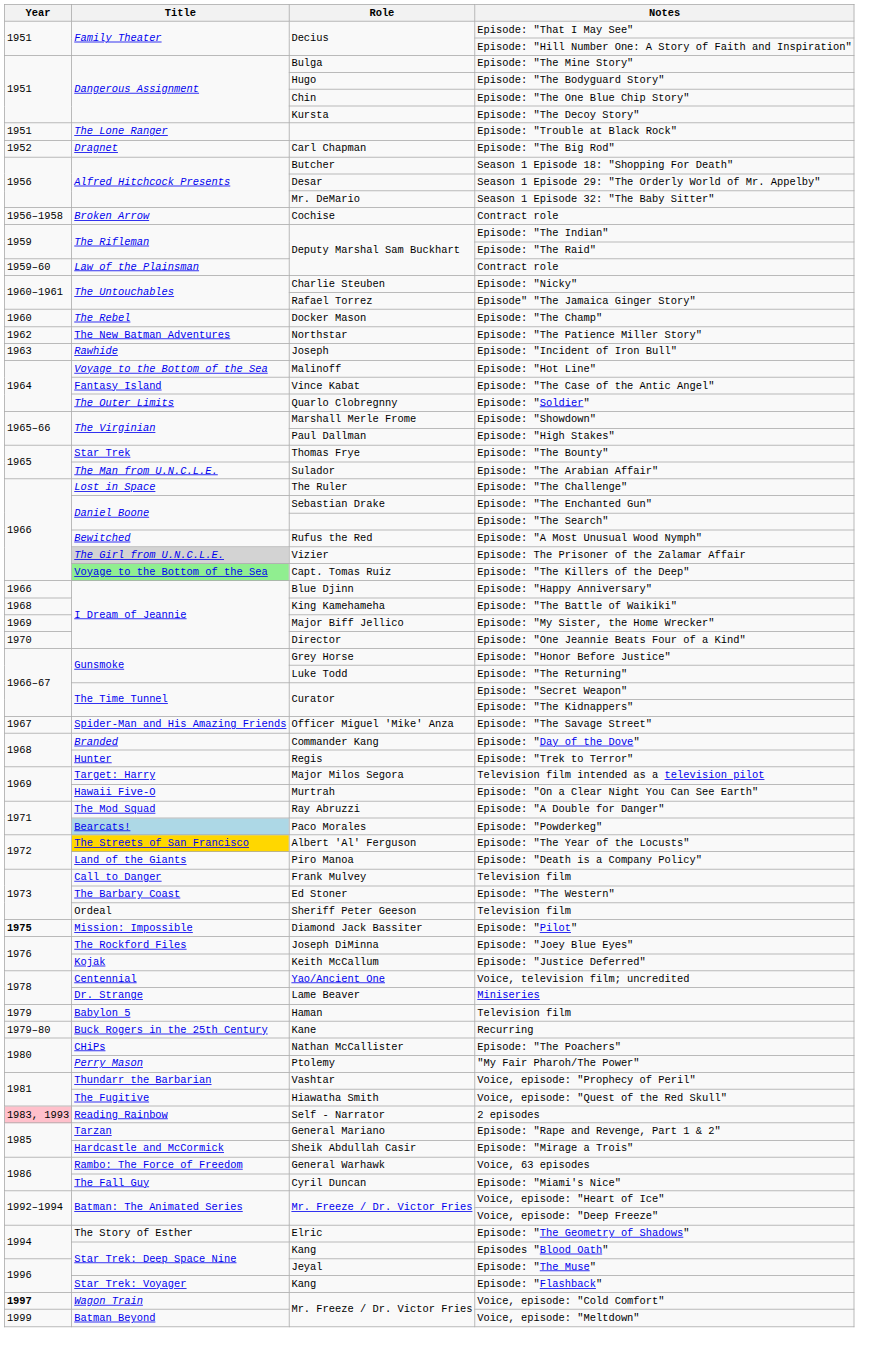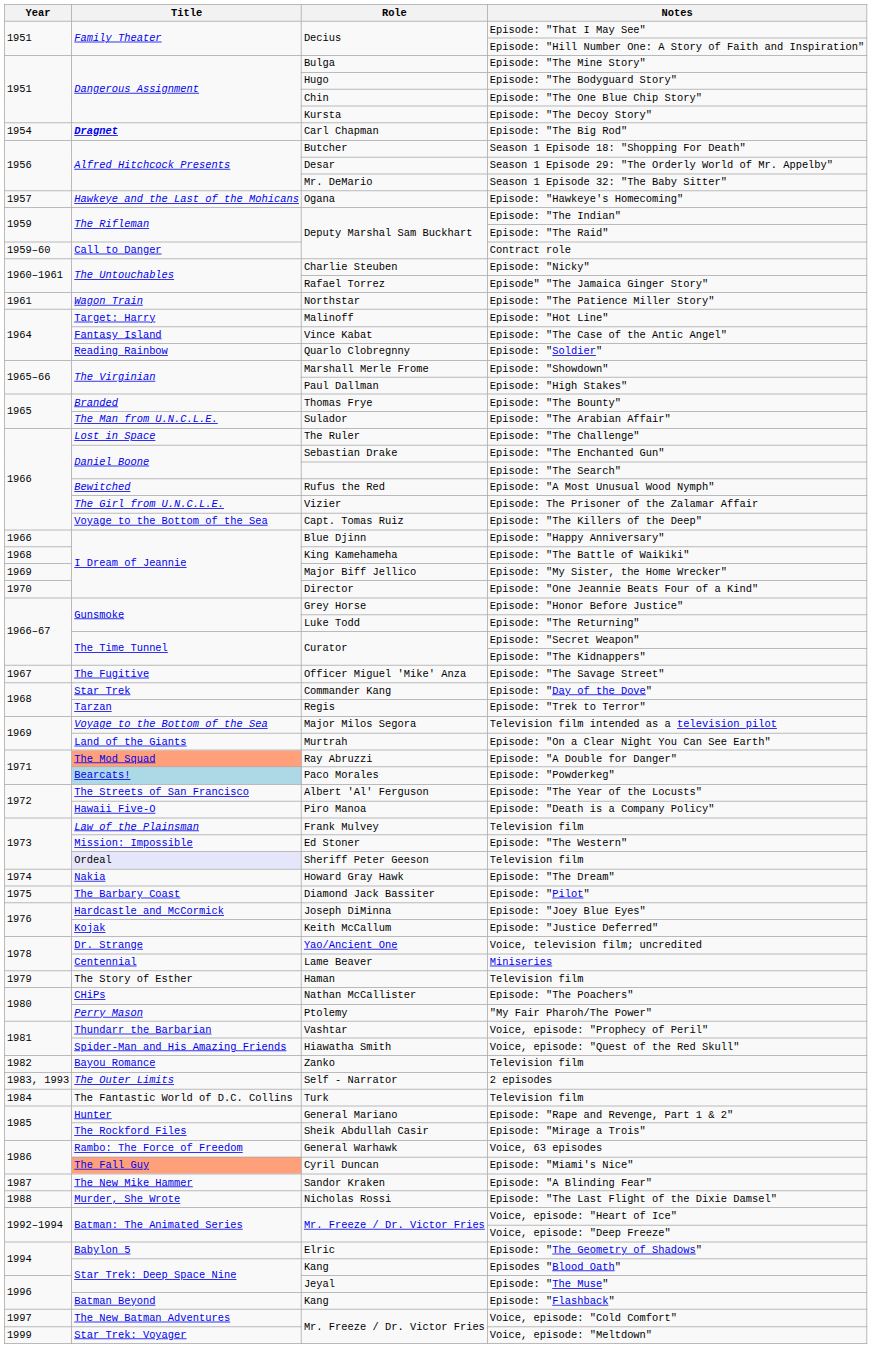- row: (382, 132)
(19, 148) 1952 -> (19, 132) 1954
(96, 148) normal -> (96, 132) bold
- row: (313, 216)
+ row: (319, 199)
(137, 267) Law of the Plainsman -> (118, 250) Call to Danger
- row: (329, 318)
(19, 335) 1962 -> (19, 301) 1961
(152, 335) The New Batman Adventures -> (109, 301) Wagon Train
- row: (310, 352)
(171, 369) Voyage to the Bottom of the Sea -> (115, 318) Target: Harry
(124, 403) The Outer Limits -> (121, 352) Reading Rainbow
(102, 454) Star Trek -> (96, 403) Branded
(149, 555) lightgrey background -> (149, 504) no background
(171, 572) lightgreen background -> (171, 521) no background
(180, 725) Spider-Man and His Amazing Friends -> (112, 674) The Fugitive
(96, 742) Branded -> (102, 691) Star Trek
(93, 759) Hunter -> (93, 708) Tarzan
(115, 776) Target: Harry -> (171, 725) Voyage to the Bottom of the Sea
(115, 793) Hawaii Five-O -> (130, 742) Land of the Giants
(115, 810) no background -> (115, 759) lightsalmon background
(162, 843) gold background -> (162, 793) no background
(130, 860) Land of the Giants -> (115, 810) Hawaii Five-O
(118, 877) Call to Danger -> (137, 826) Law of the Plainsman
(127, 894) The Barbary Coast -> (134, 843) Mission: Impossible
(93, 911) no background -> (93, 860) lavender background
+ row: (354, 877)
(19, 928) bold -> (19, 894) normal
(134, 928) Mission: Impossible -> (127, 894) The Barbary Coast
(130, 945) The Rockford Files -> (149, 911) Hardcastle and McCormick
(105, 979) Centennial -> (109, 945) Dr. Strange
(109, 996) Dr. Strange -> (105, 962) Centennial
(102, 1013) Babylon 5 -> (134, 979) The Story of Esther
- row: (304, 1030)
(112, 1098) The Fugitive -> (180, 1047) Spider-Man and His Amazing Friends
+ row: (319, 1064)
(38, 1115) pink background -> (38, 1081) no background
(121, 1115) Reading Rainbow -> (124, 1081) The Outer Limits
+ row: (316, 1098)
(93, 1132) Tarzan -> (93, 1115) Hunter
(149, 1149) Hardcastle and McCormick -> (130, 1132) The Rockford Files
(112, 1182) no background -> (112, 1165) lightsalmon background
+ row: (344, 1182)
+ row: (348, 1199)
(134, 1233) The Story of Esther -> (102, 1250) Babylon 5
(130, 1284) Star Trek: Voyager -> (115, 1301) Batman Beyond
(19, 1301) bold -> (19, 1318) normal
(109, 1301) Wagon Train -> (152, 1318) The New Batman Adventures
(115, 1318) Batman Beyond -> (130, 1335) Star Trek: Voyager
